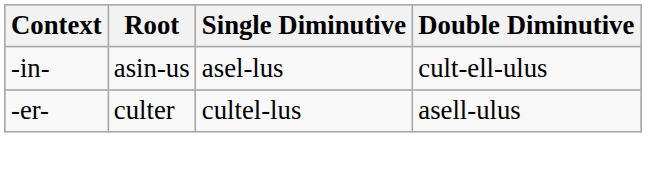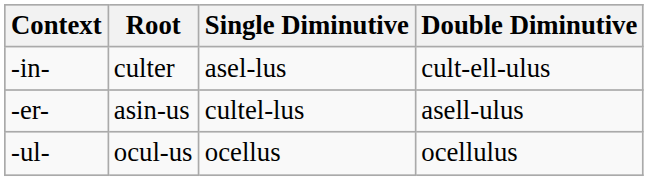(152, 68) asin-us -> (144, 68) culter
(144, 110) culter -> (152, 110) asin-us
+ row: (30, 152)
